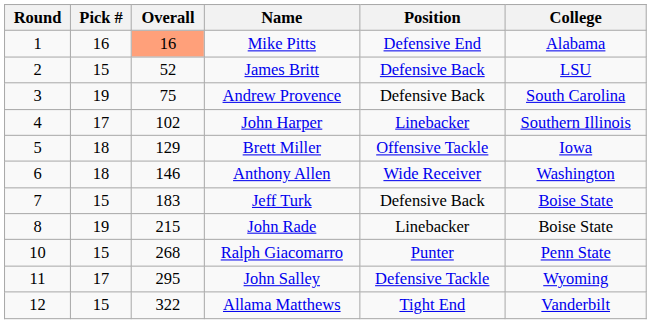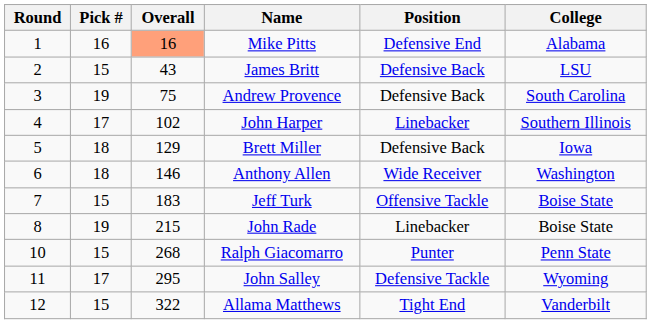(168, 69) 52 -> (168, 69) 43
(432, 148) Offensive Tackle -> (432, 148) Defensive Back
(432, 200) Defensive Back -> (432, 200) Offensive Tackle
